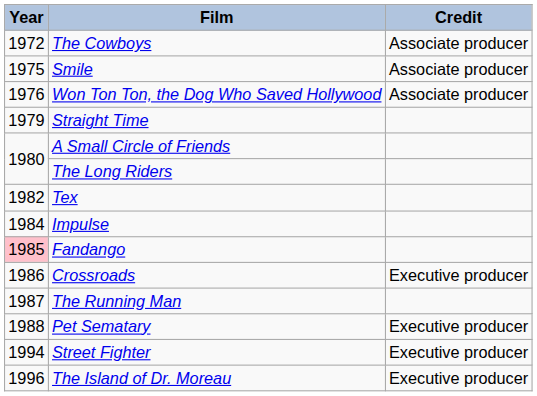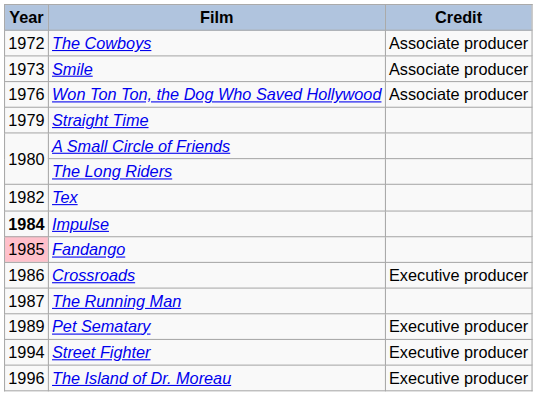(26, 69) 1975 -> (26, 69) 1973
(26, 224) normal -> (26, 224) bold
(26, 327) 1988 -> (26, 327) 1989
